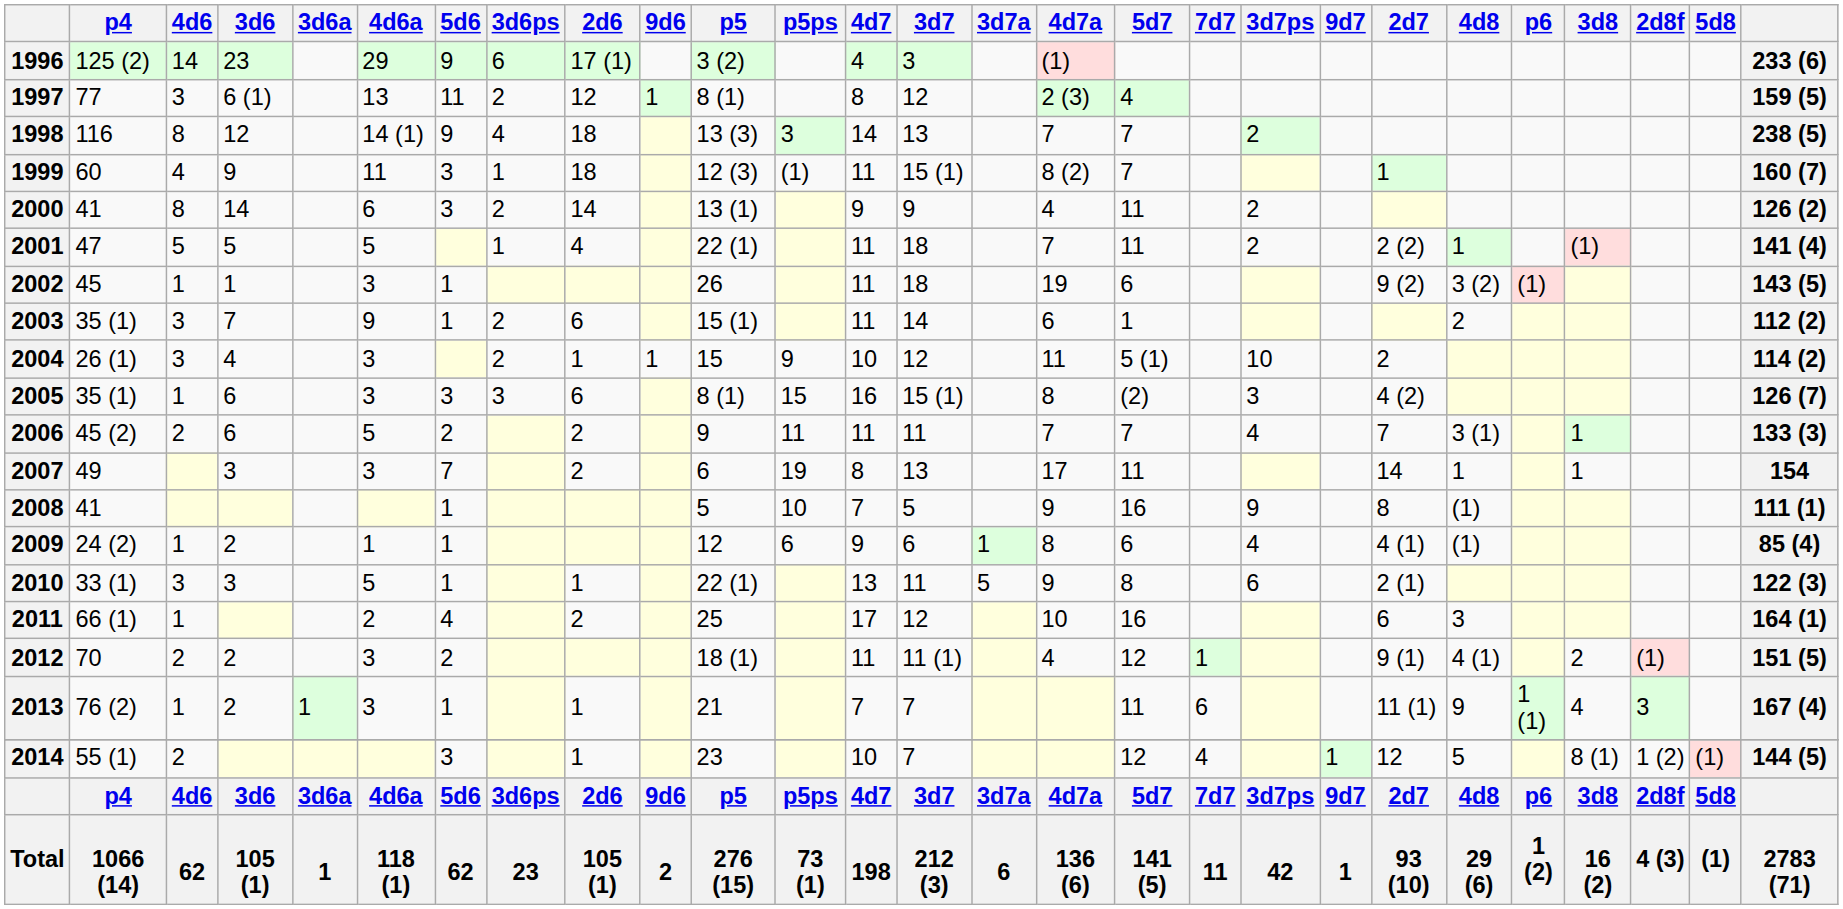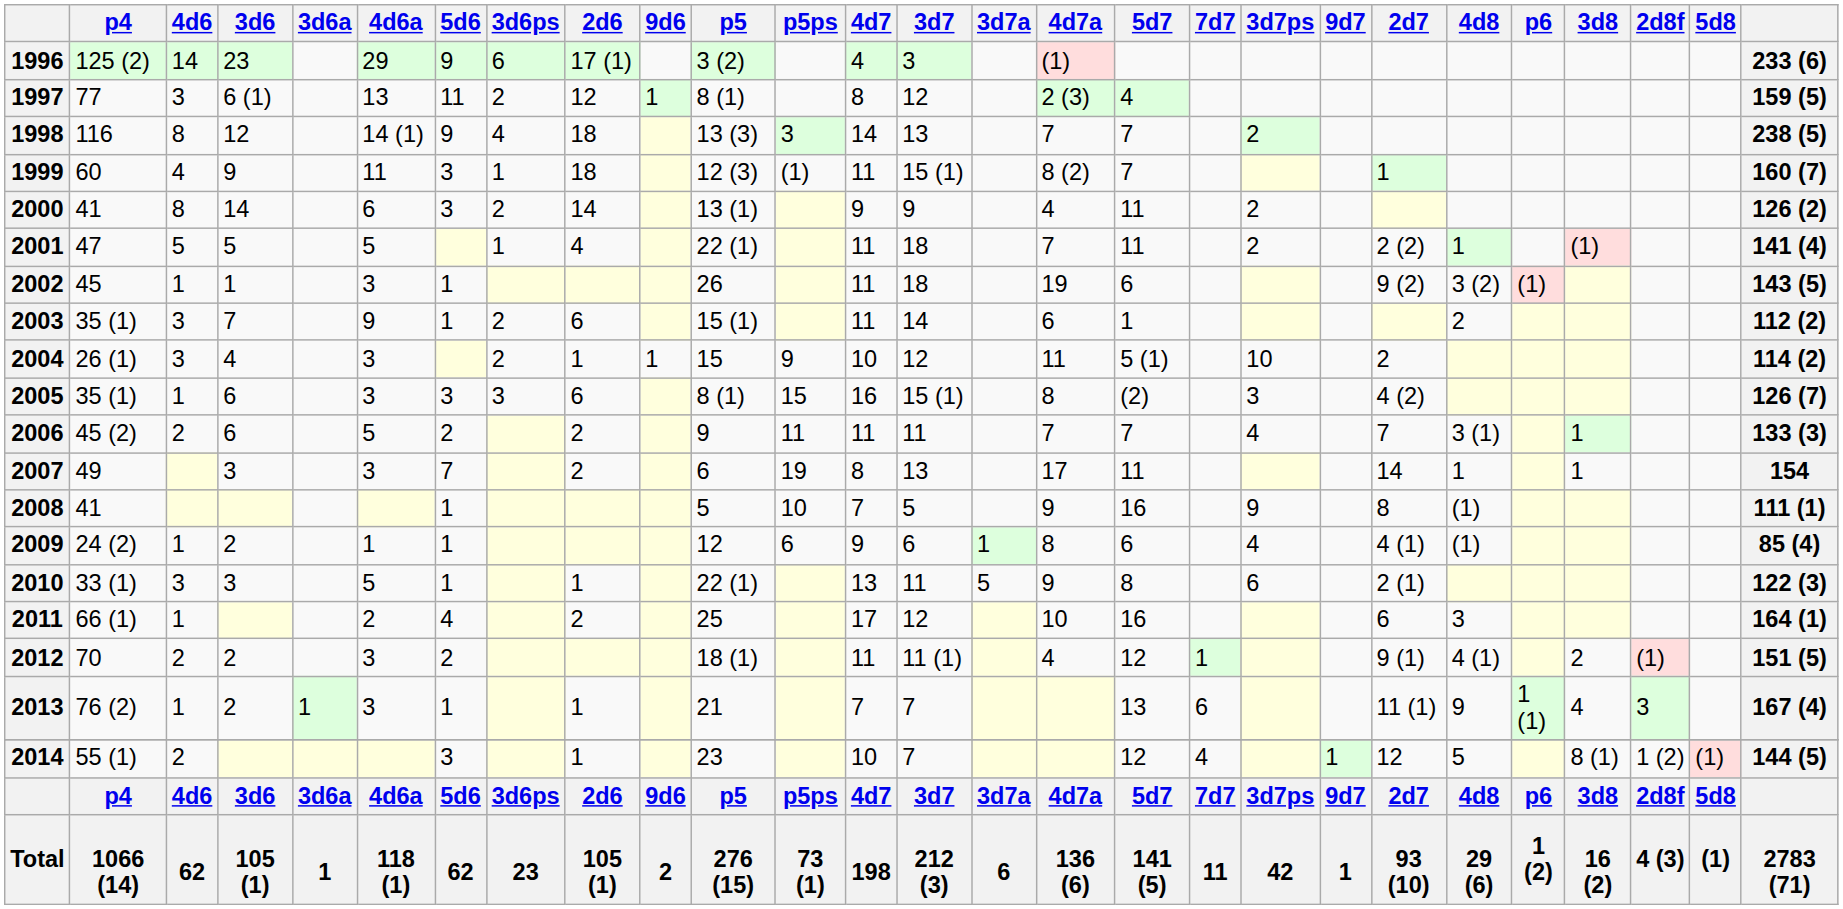(1132, 707) 11 -> (1133, 707) 13
